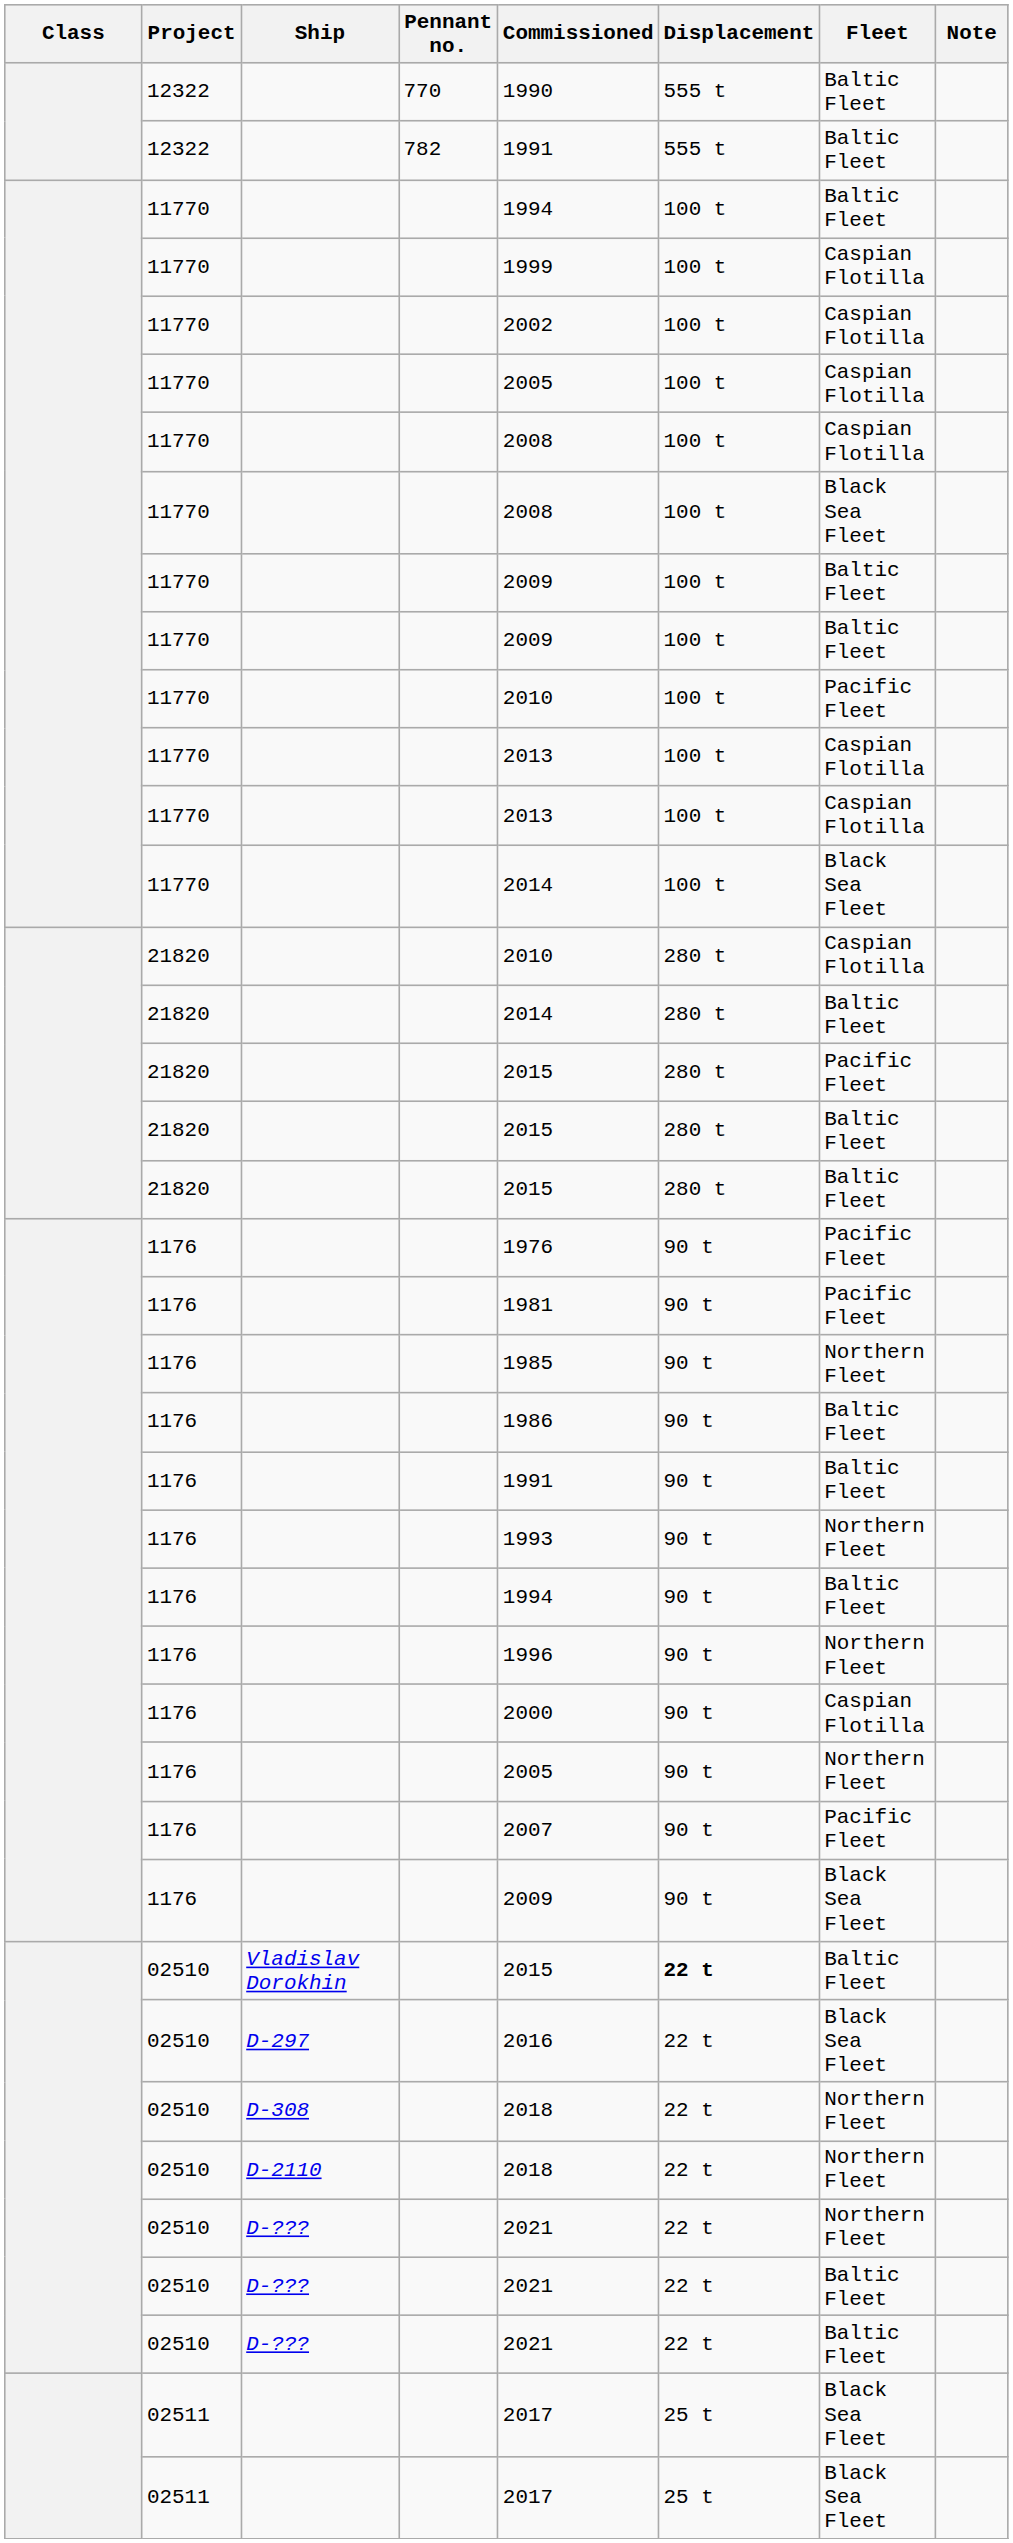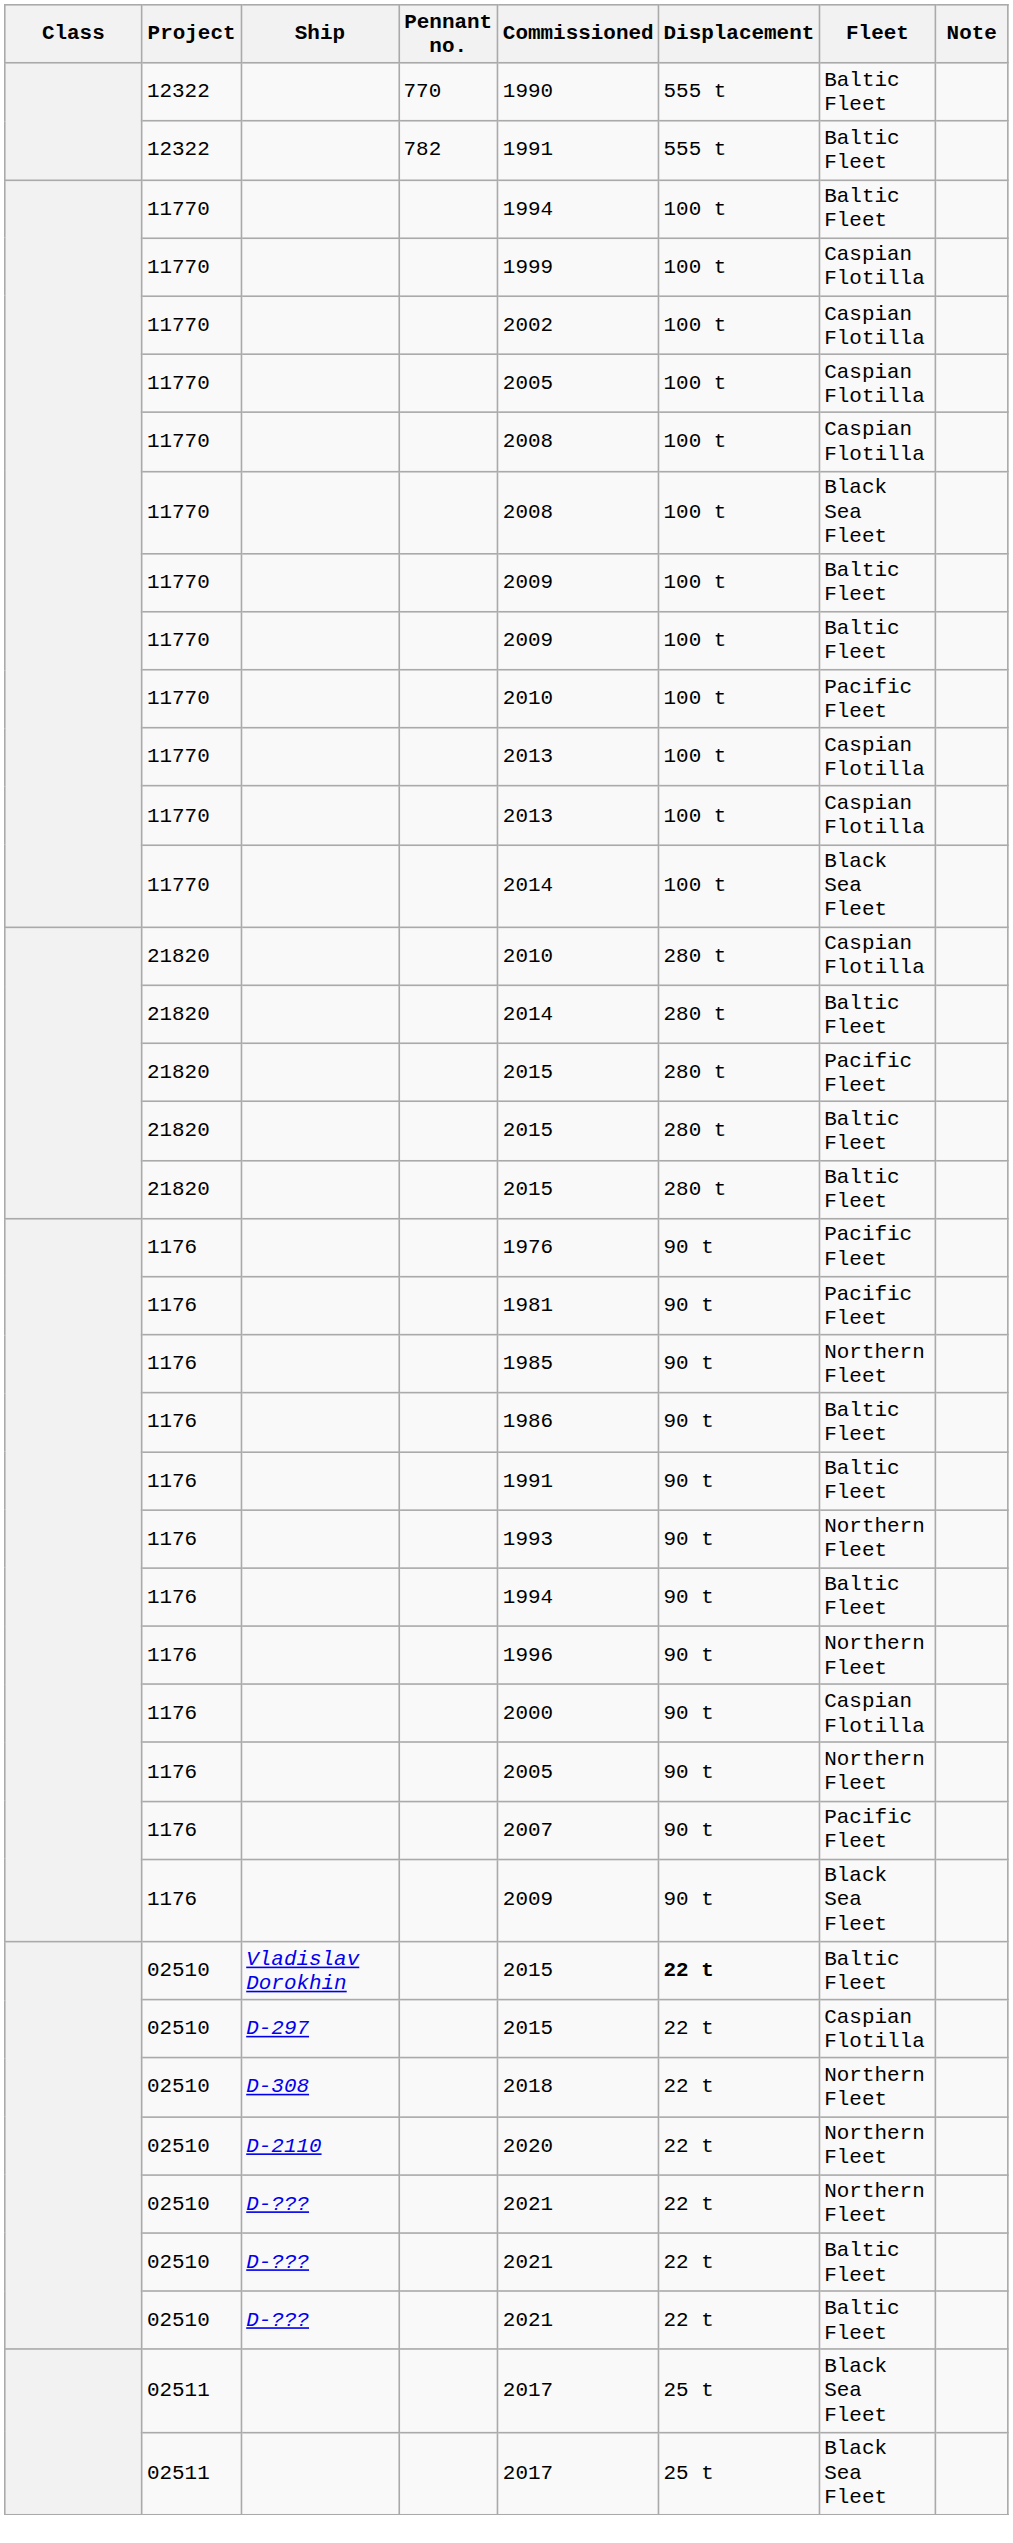(528, 2041) 2016 -> (528, 2029) 2015
(856, 2041) Black Sea Fleet -> (874, 2029) Caspian Flotilla
(528, 2170) 2018 -> (528, 2146) 2020
